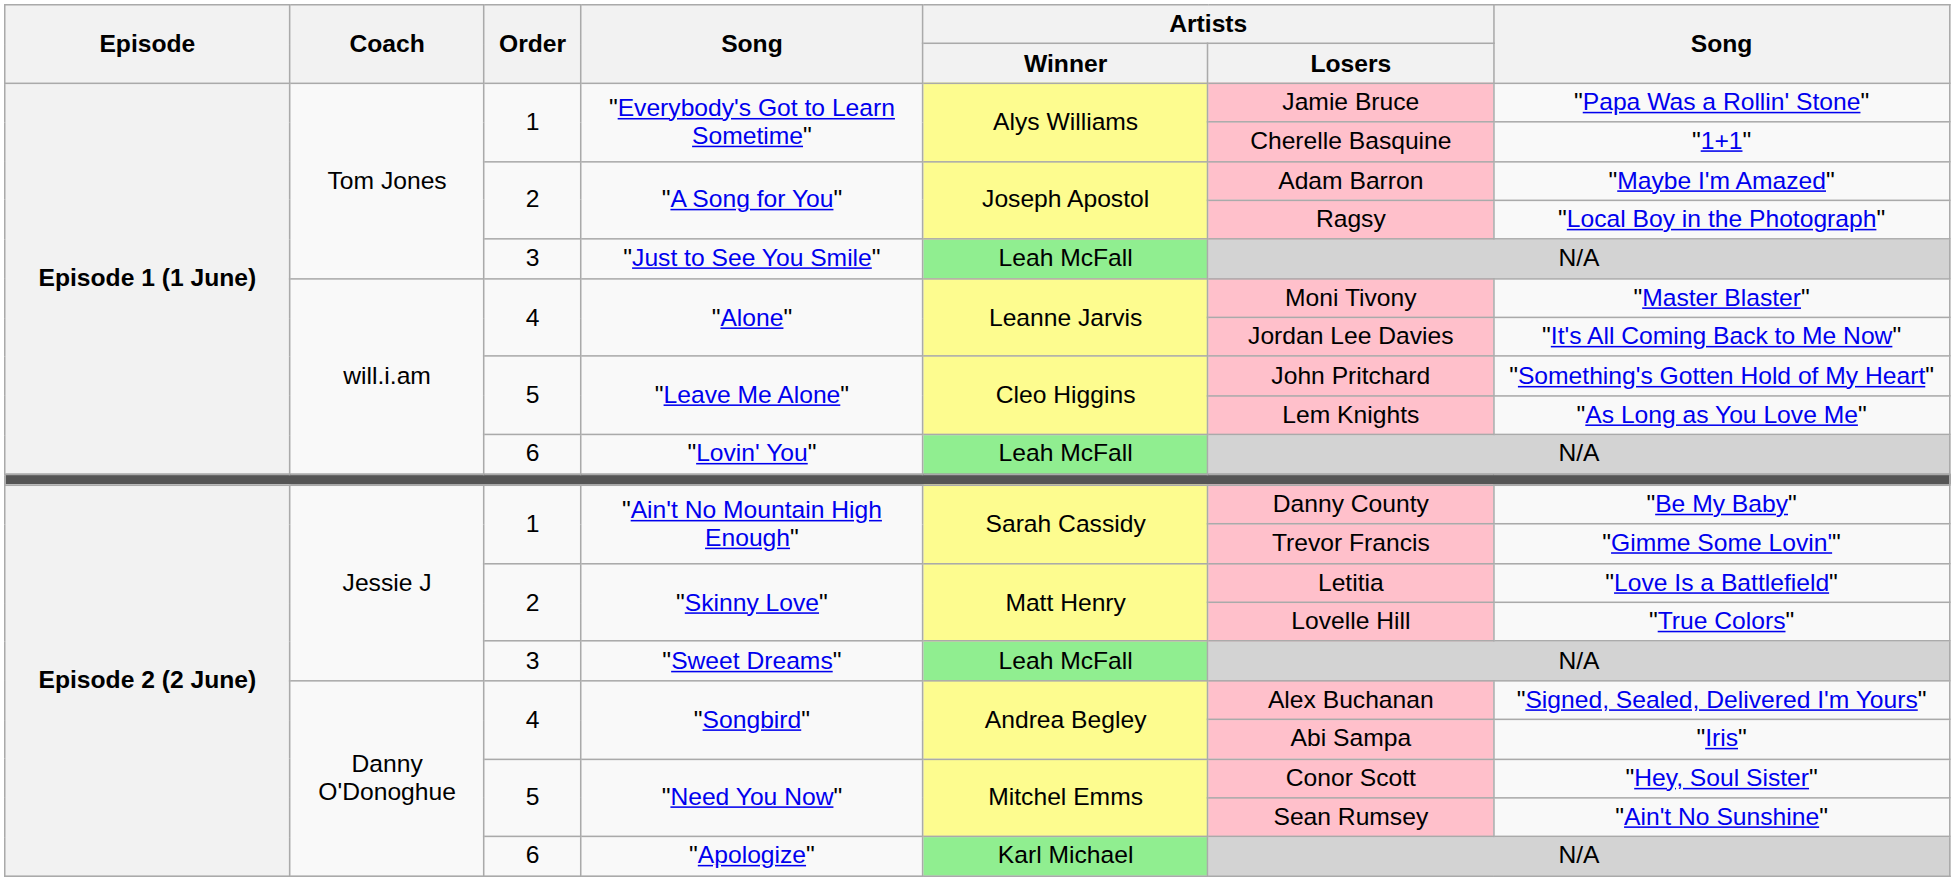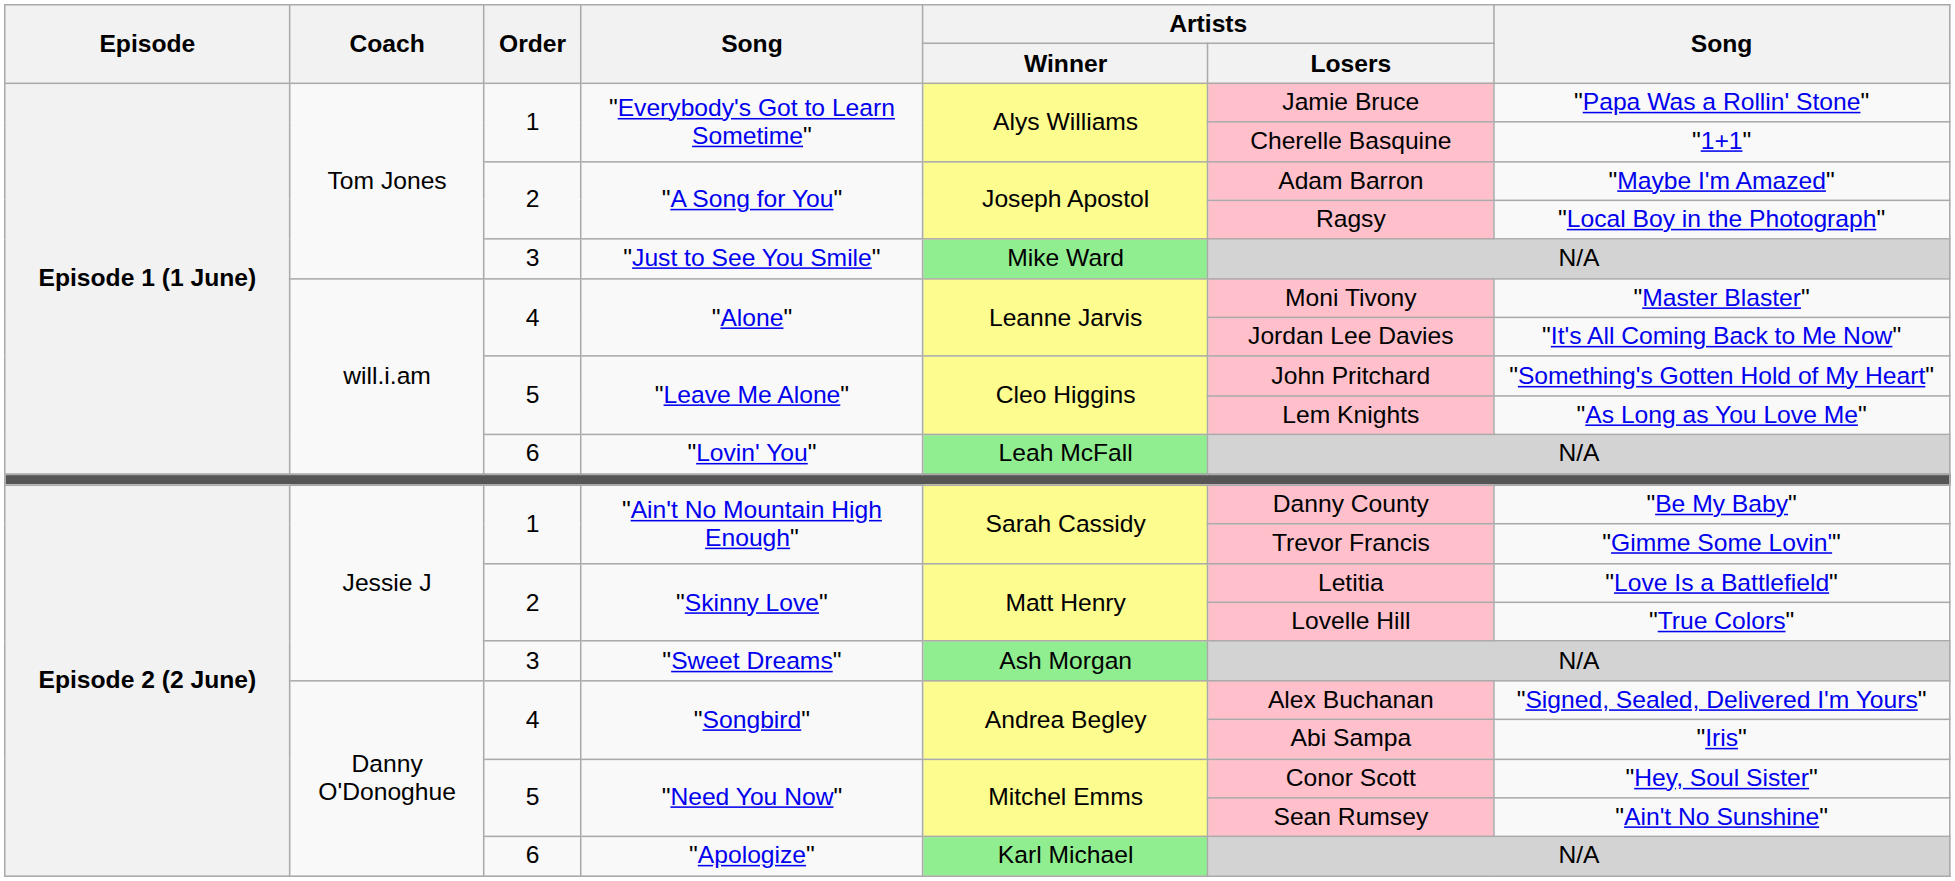(1066, 258) Leah McFall -> (1066, 258) Mike Ward
(1066, 660) Leah McFall -> (1066, 660) Ash Morgan
